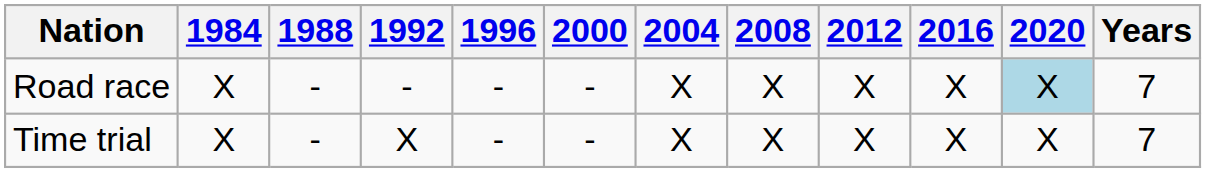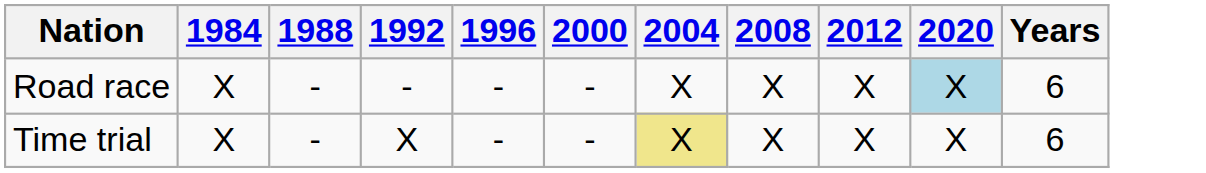- column: (956, 31)
(1147, 85) 7 -> (1055, 85) 6
(681, 139) no background -> (681, 139) khaki background
(1147, 139) 7 -> (1055, 139) 6
